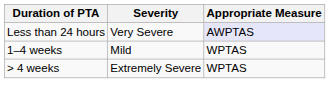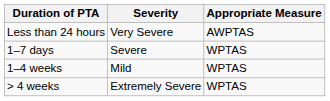(230, 31) lavender background -> (230, 31) no background
+ row: (30, 50)
